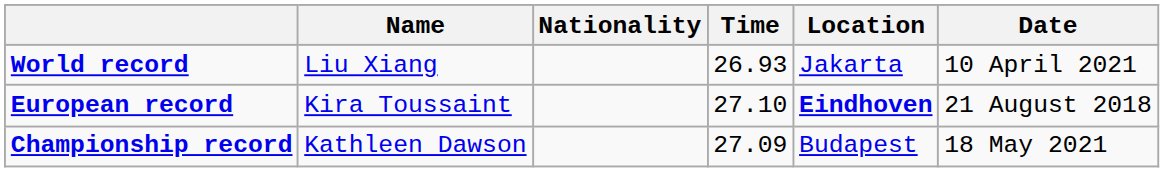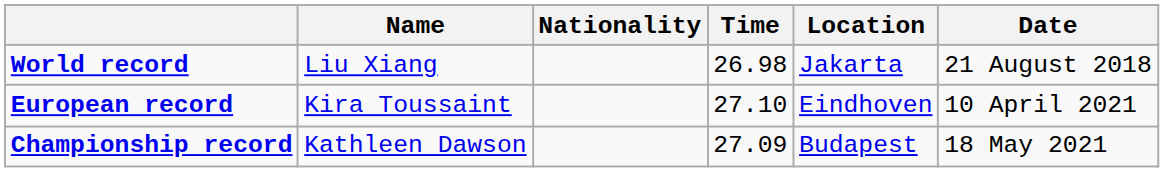(750, 65) 26.93 -> (750, 65) 26.98
(1041, 65) 10 April 2021 -> (1048, 65) 21 August 2018
(866, 106) bold -> (866, 106) normal
(1048, 106) 21 August 2018 -> (1041, 106) 10 April 2021
